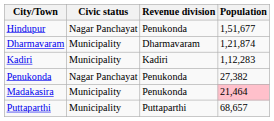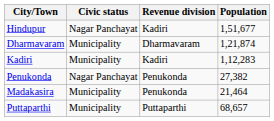(165, 28) Penukonda -> (155, 28) Kadiri
(234, 92) pink background -> (234, 92) no background
